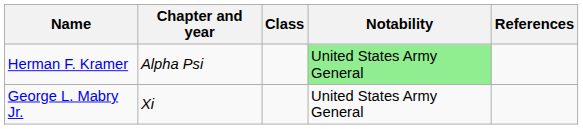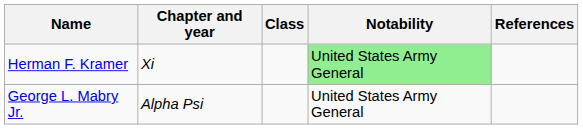(172, 64) Alpha Psi -> (148, 64) Xi
(148, 104) Xi -> (172, 104) Alpha Psi
